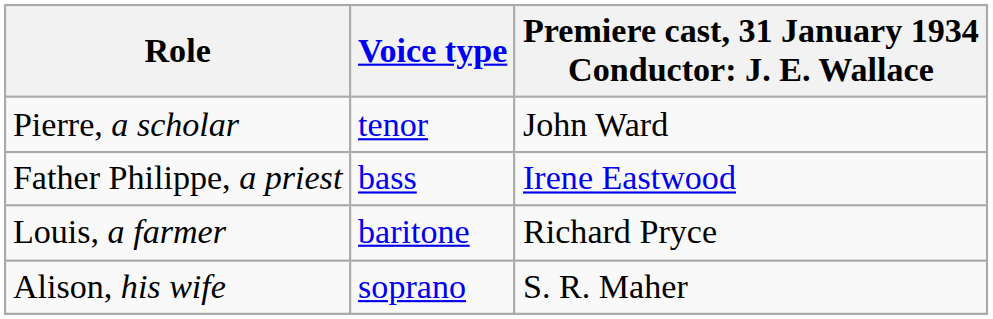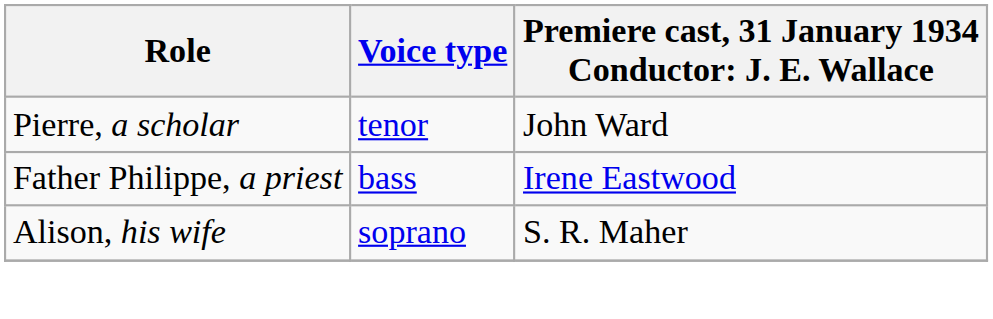- row: (119, 232)
